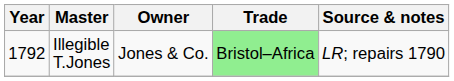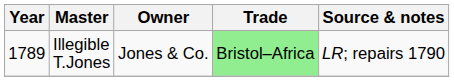(27, 53) 1792 -> (27, 53) 1789
